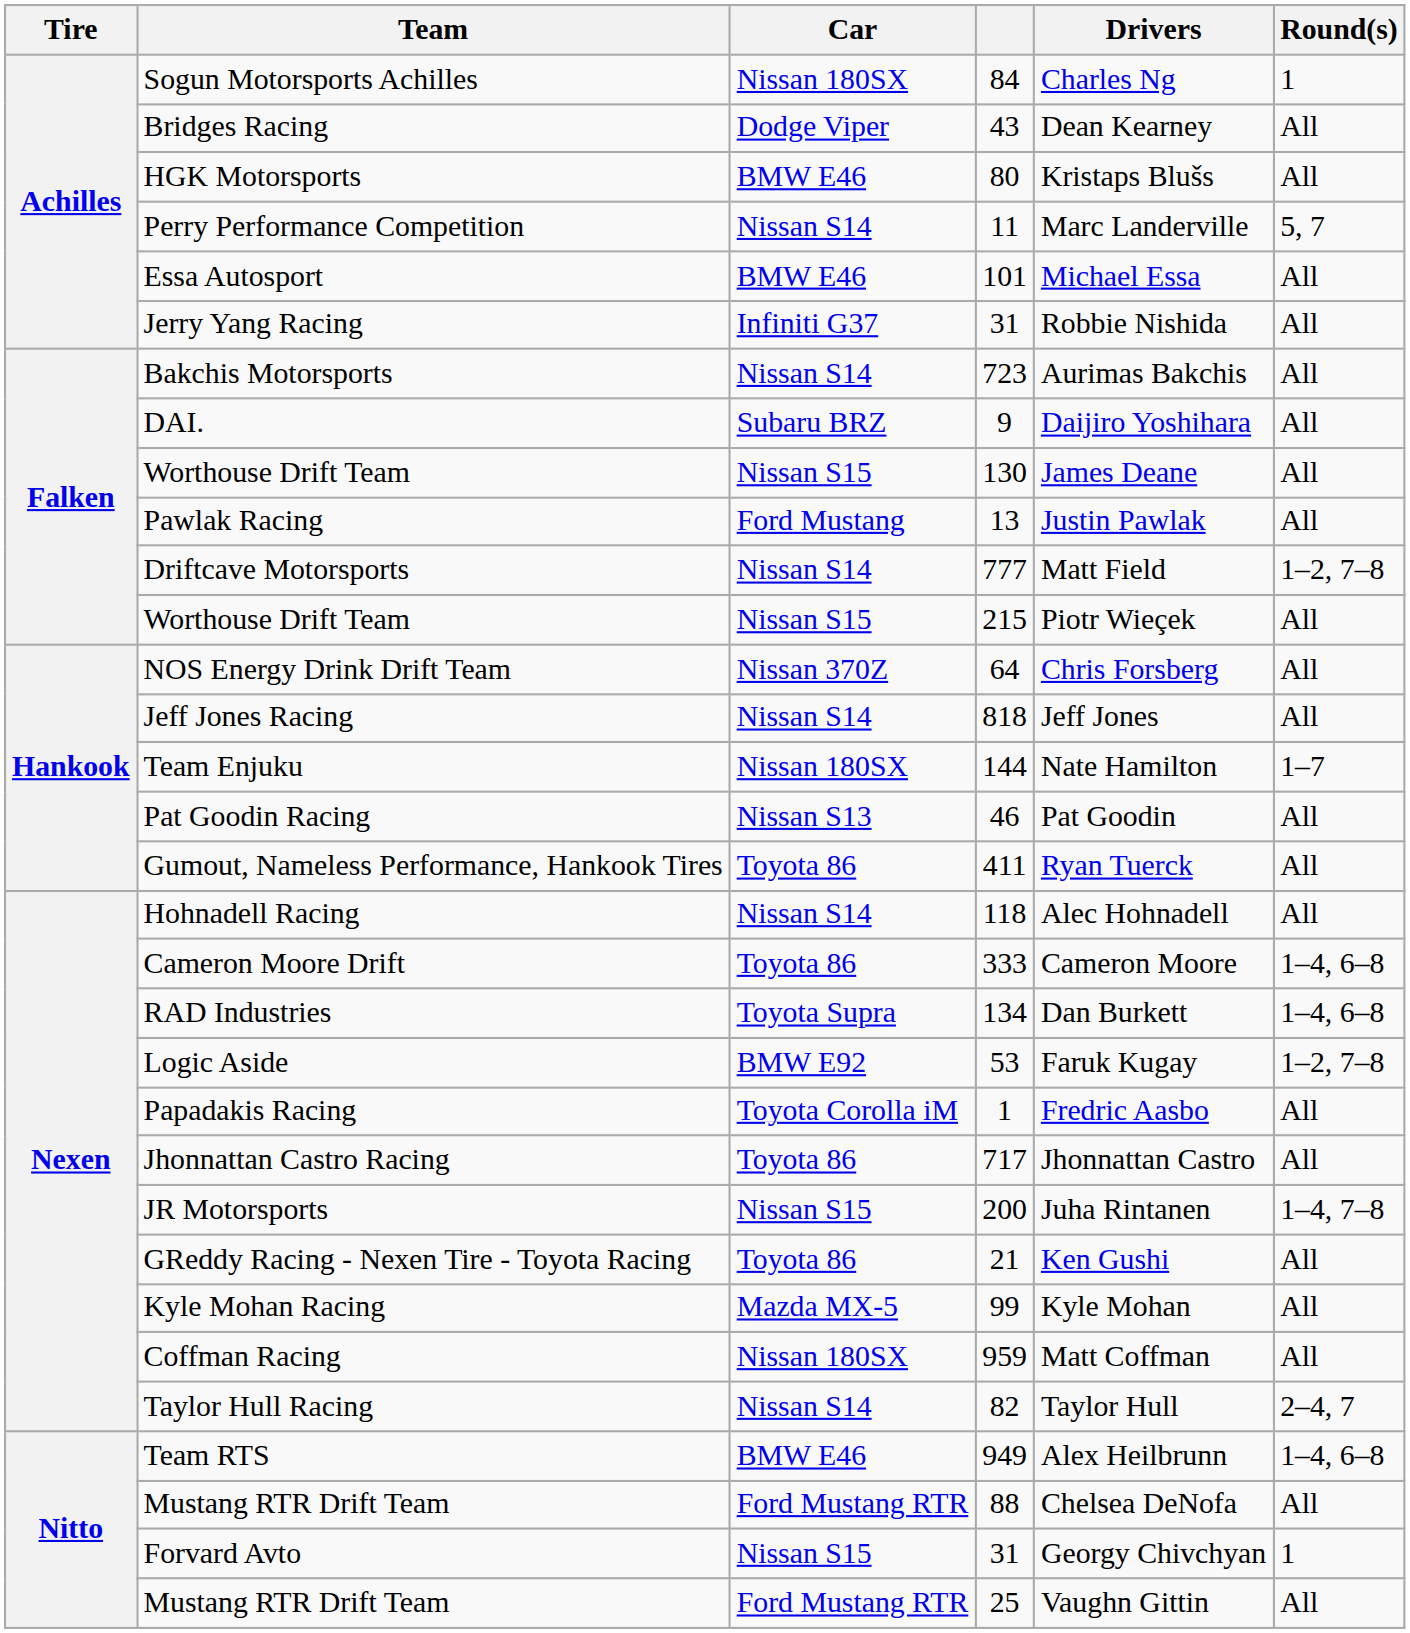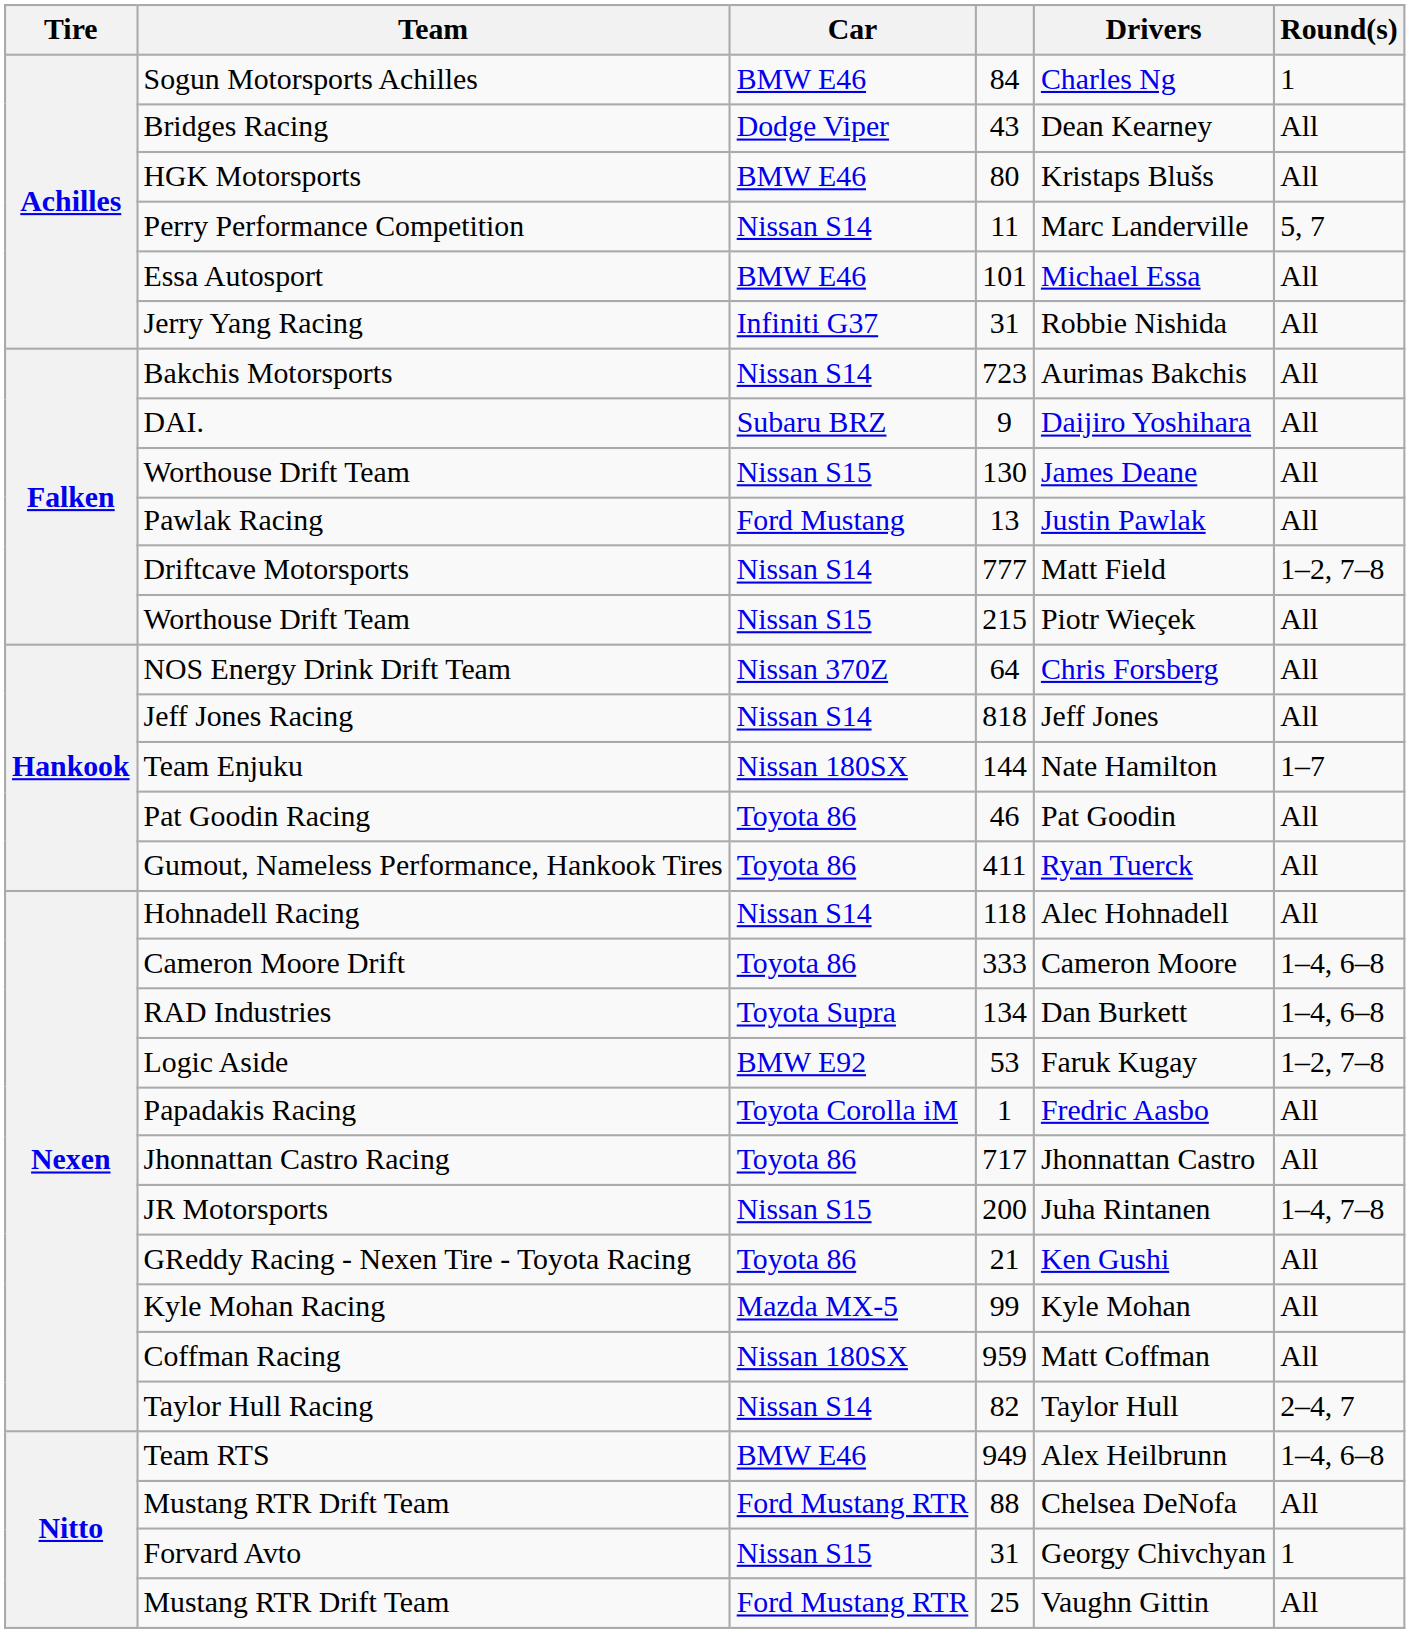(822, 78) Nissan 180SX -> (801, 78) BMW E46
(804, 816) Nissan S13 -> (796, 816) Toyota 86
